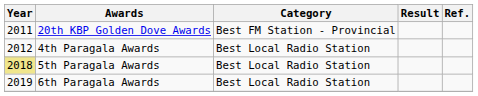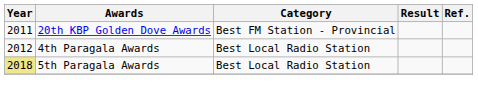- row: (99, 83)
